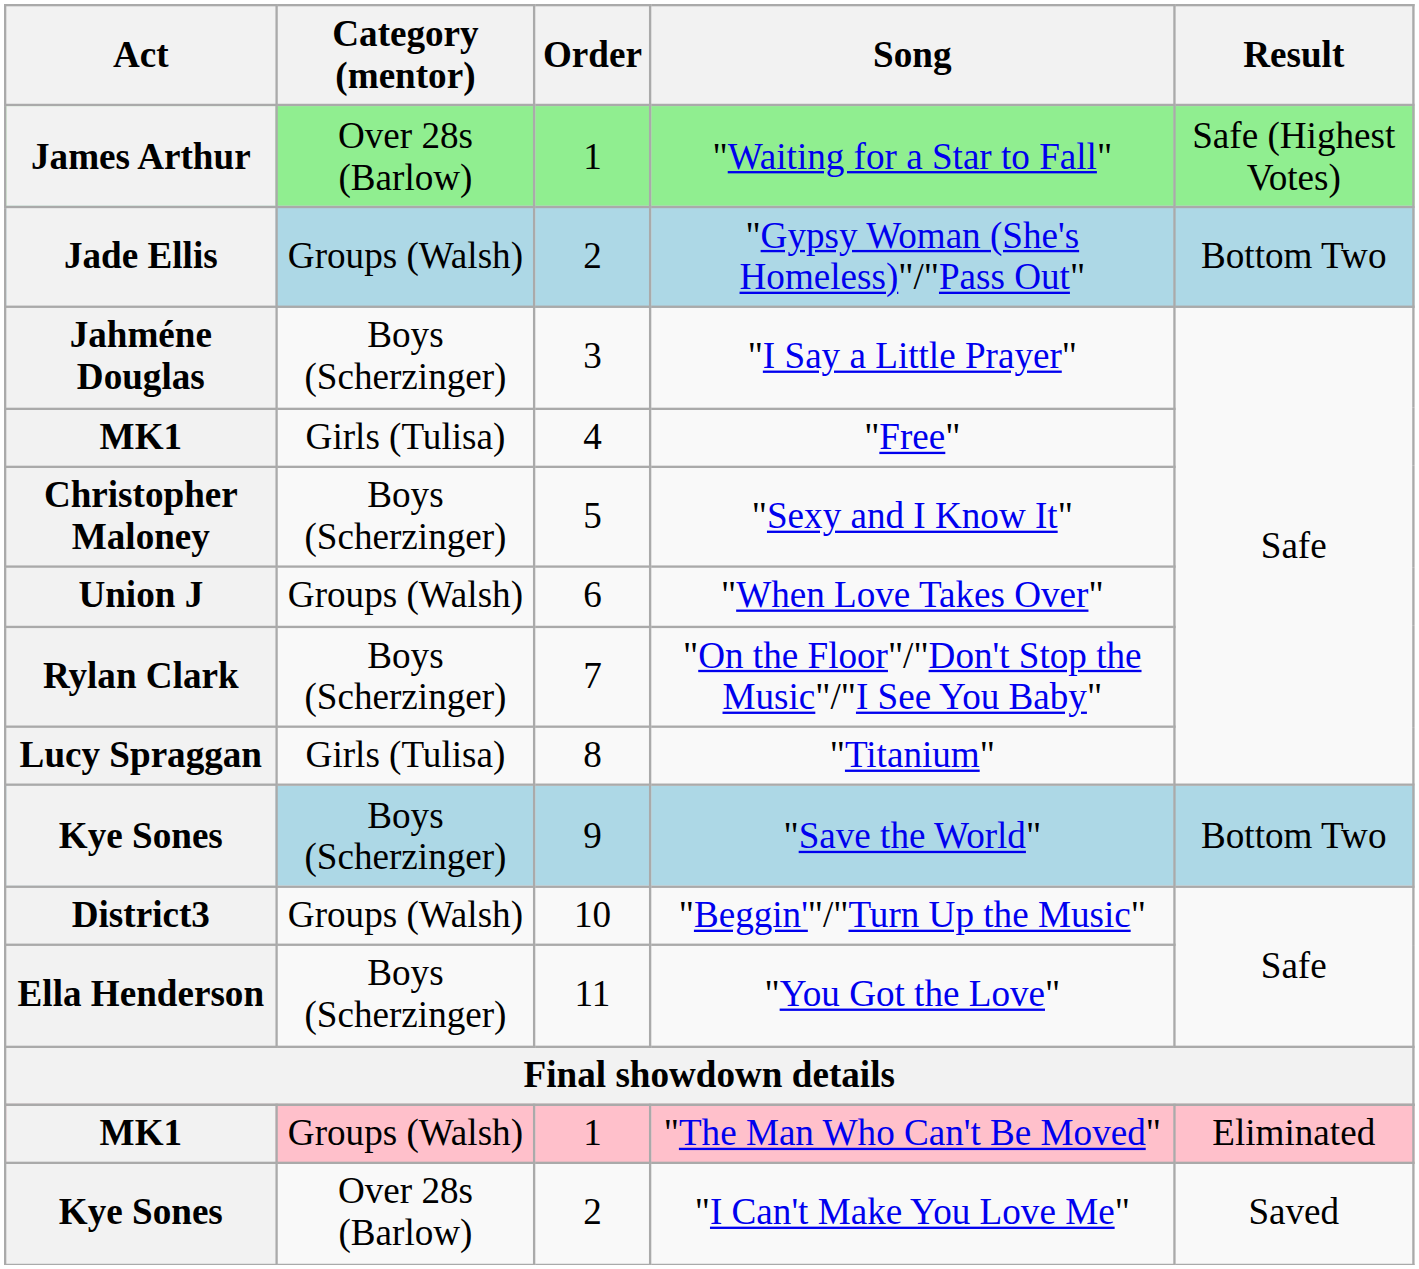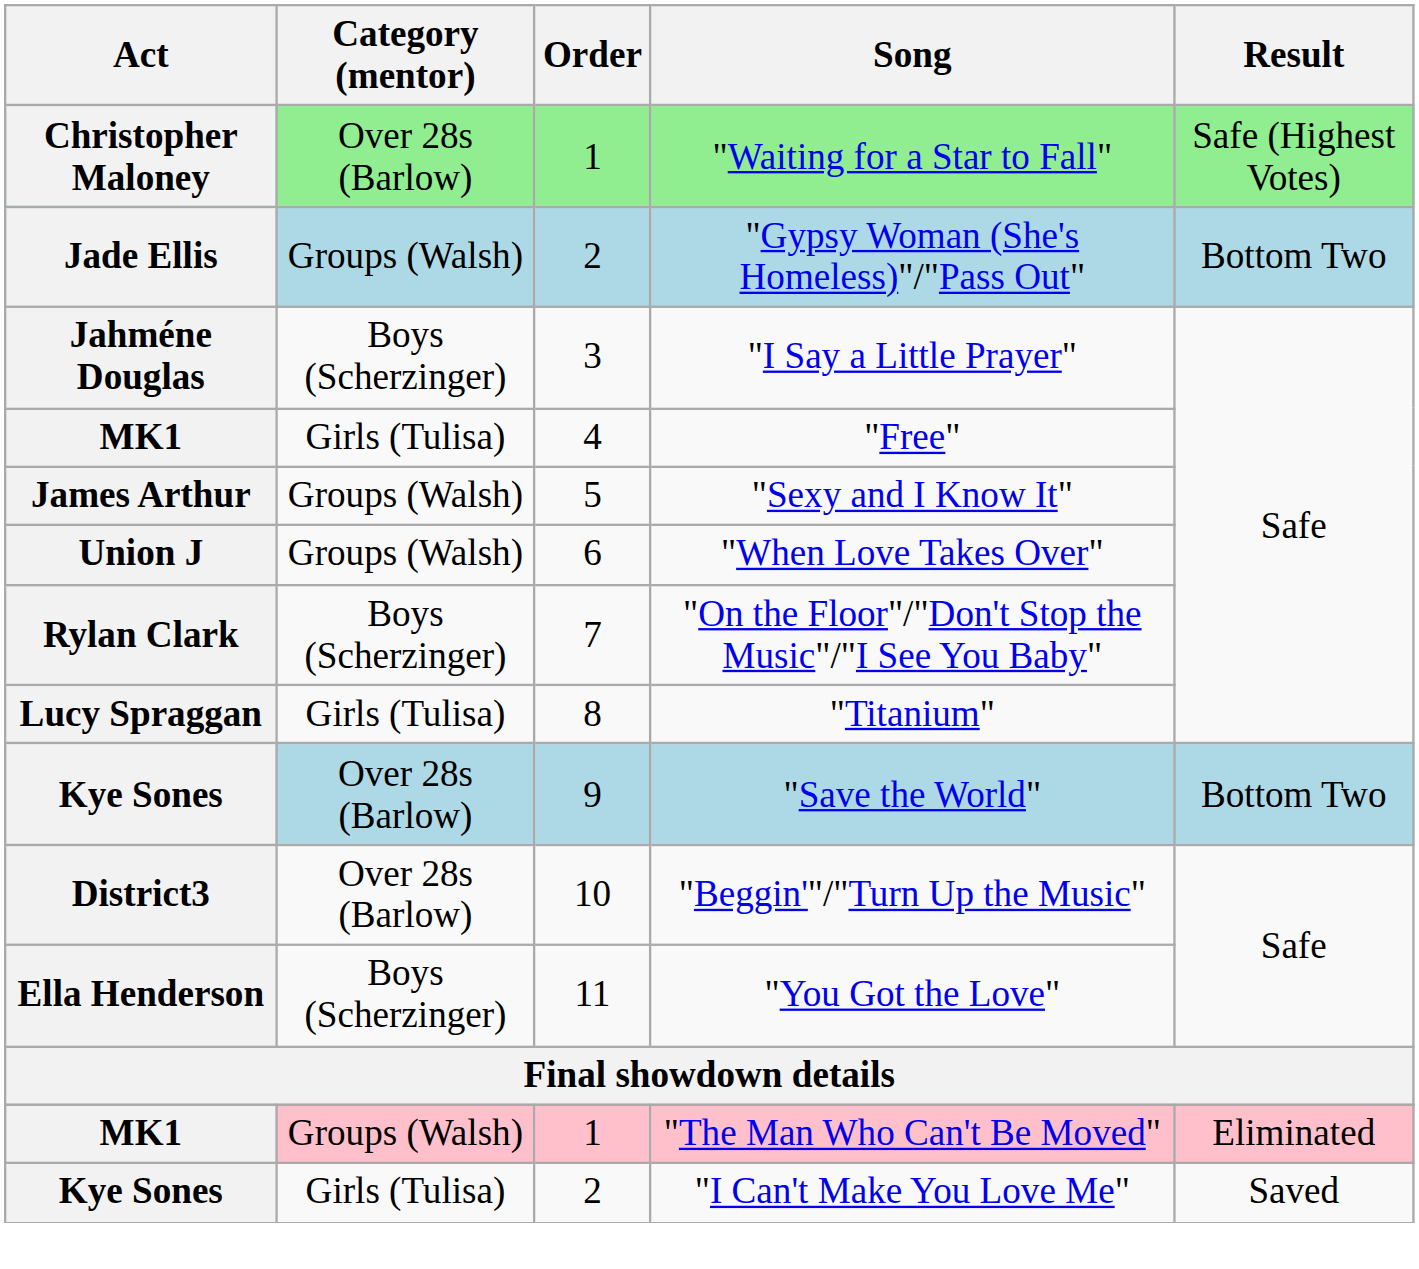(141, 155) James Arthur -> (141, 155) Christopher Maloney
(141, 516) Christopher Maloney -> (141, 495) James Arthur
(405, 516) Boys (Scherzinger) -> (405, 495) Groups (Walsh)
(405, 835) Boys (Scherzinger) -> (405, 793) Over 28s (Barlow)
(405, 914) Groups (Walsh) -> (405, 894) Over 28s (Barlow)
(405, 1213) Over 28s (Barlow) -> (405, 1192) Girls (Tulisa)
